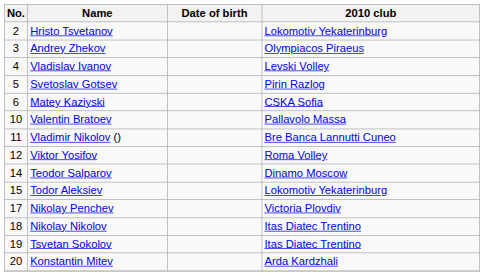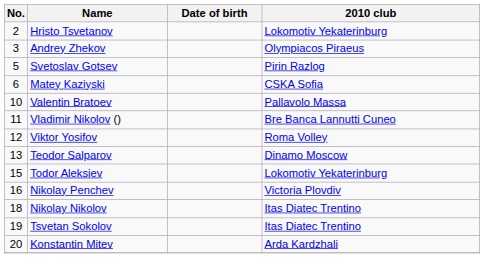- row: (71, 66)
(16, 173) 14 -> (16, 155) 13
(16, 208) 17 -> (16, 191) 16
